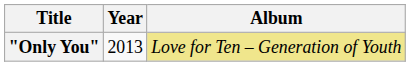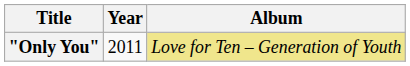(125, 46) 2013 -> (125, 46) 2011
